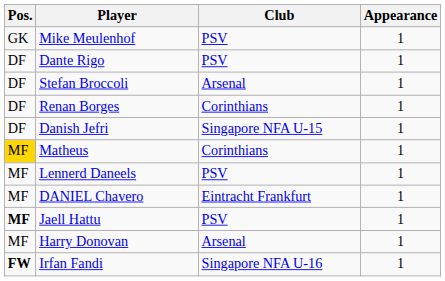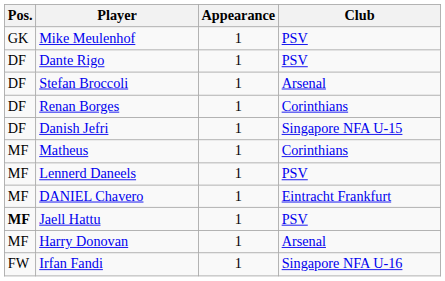columns swapped: (279, 15) <-> (401, 15)
(18, 151) gold background -> (18, 151) no background
(19, 264) bold -> (18, 264) normal
